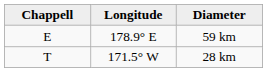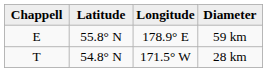+ column: (101, 15)
